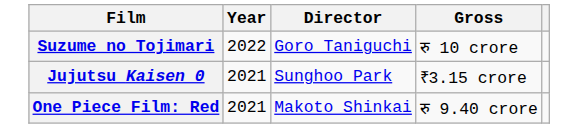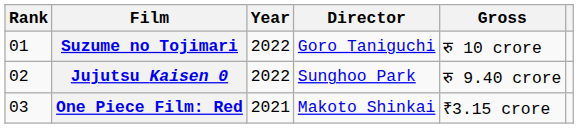+ column: (29, 18)
(247, 77) 2021 -> (270, 77) 2022
(473, 79) ₹3.15 crore -> (502, 79) रु 9.40 crore
(479, 109) रु 9.40 crore -> (497, 109) ₹3.15 crore
